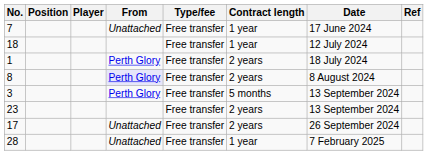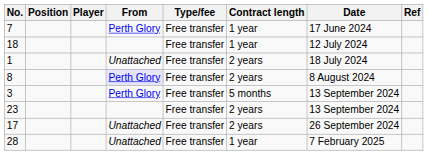(135, 28) Unattached -> (134, 28) Perth Glory
(134, 61) Perth Glory -> (135, 61) Unattached
